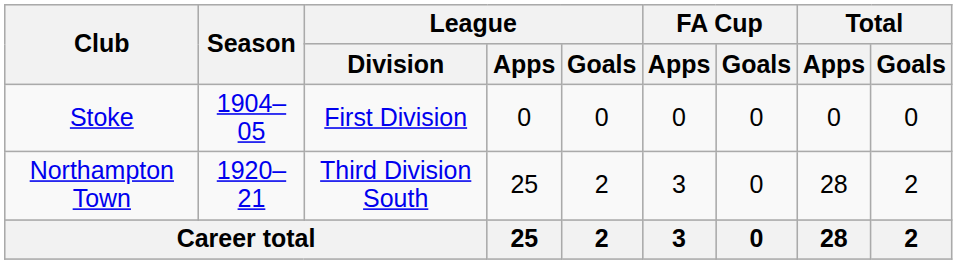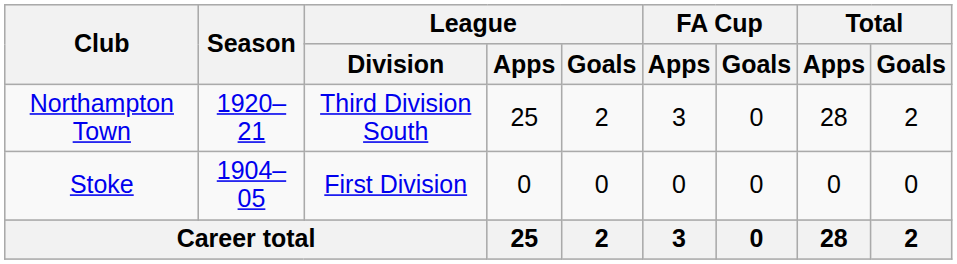rows swapped: (102, 117) <-> (102, 185)
